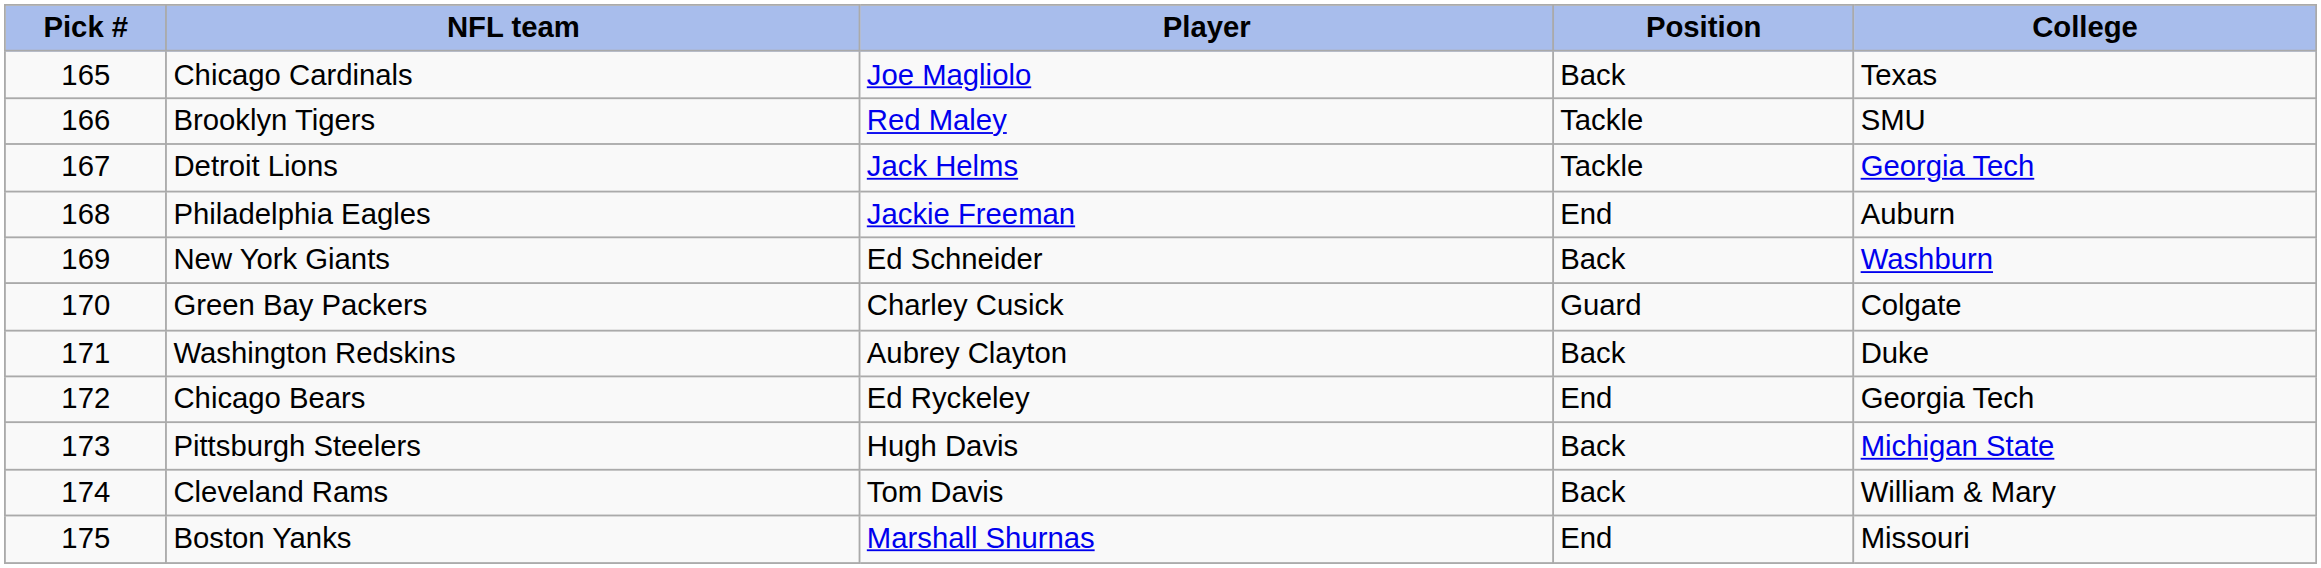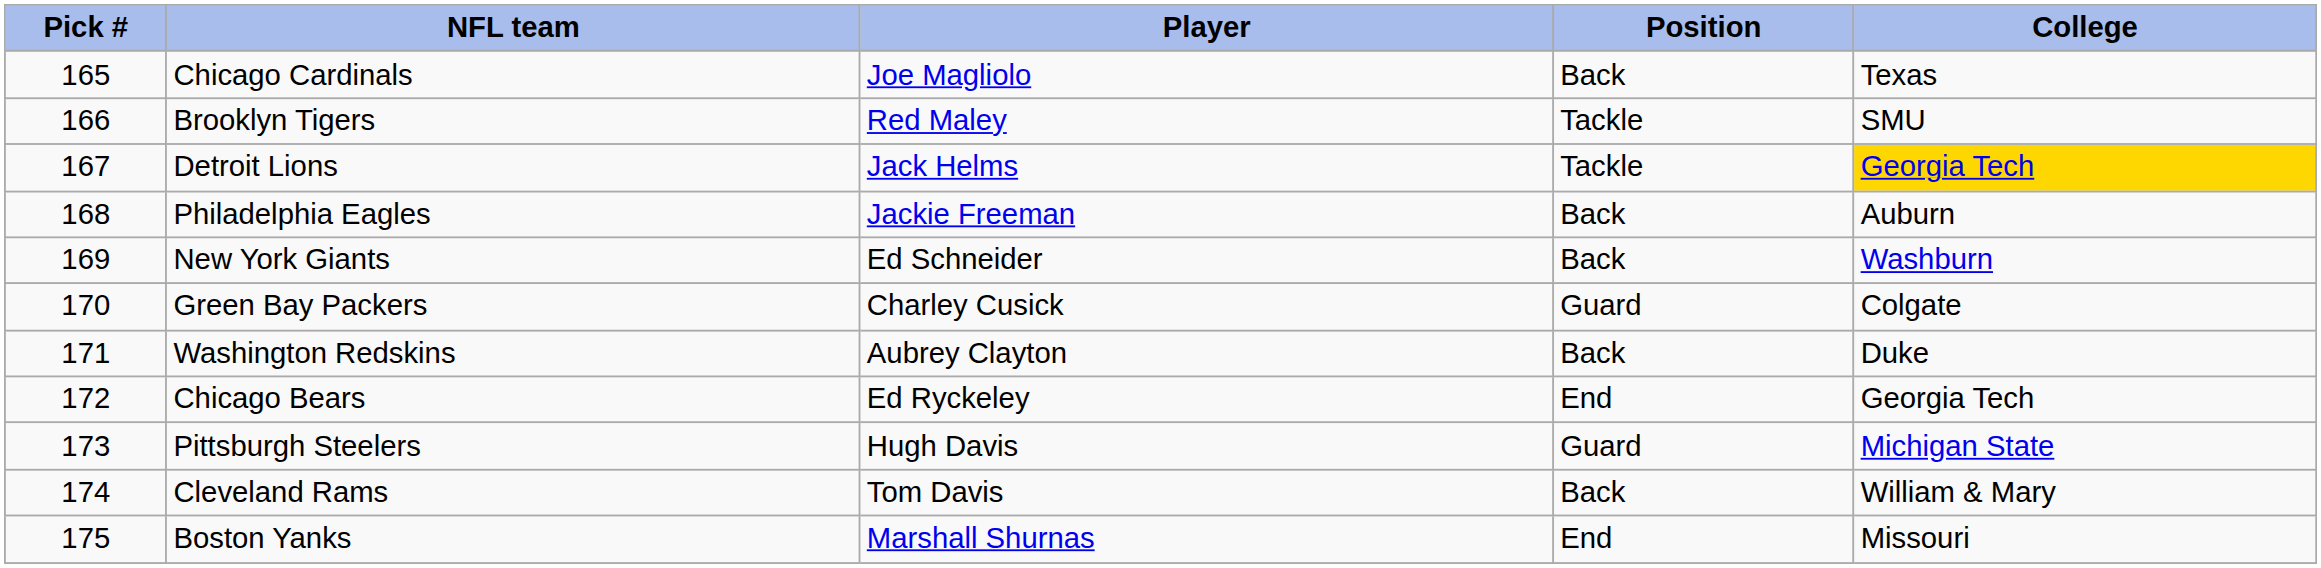(1947, 167) no background -> (1947, 167) gold background
(1586, 213) End -> (1593, 213) Back
(1593, 445) Back -> (1601, 445) Guard
